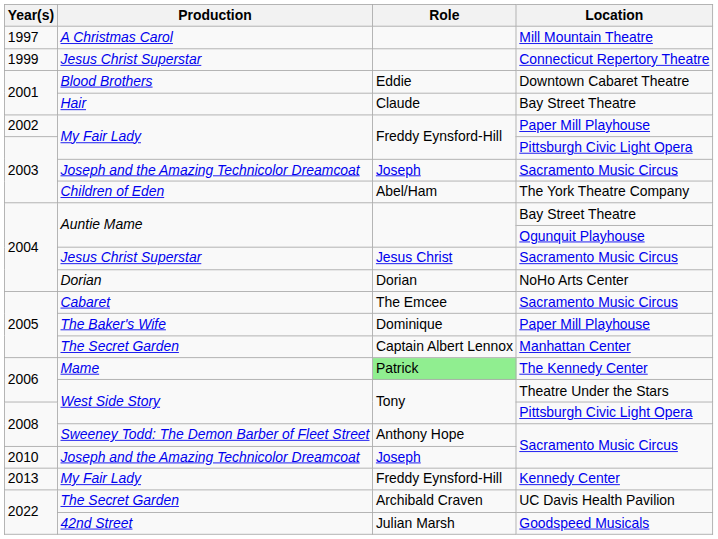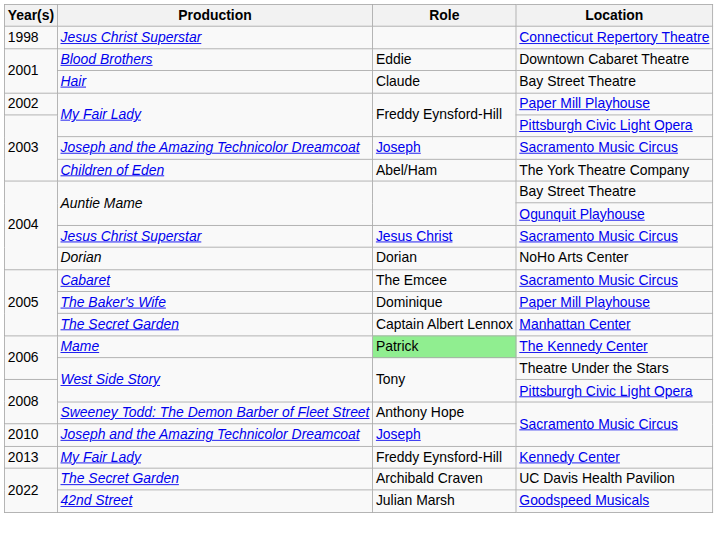- row: (117, 37)
(23, 59) 1999 -> (23, 37) 1998
